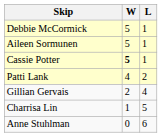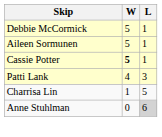(144, 76) 2 -> (144, 76) 3
- row: (38, 92)
(144, 124) no background -> (144, 108) lightgrey background
